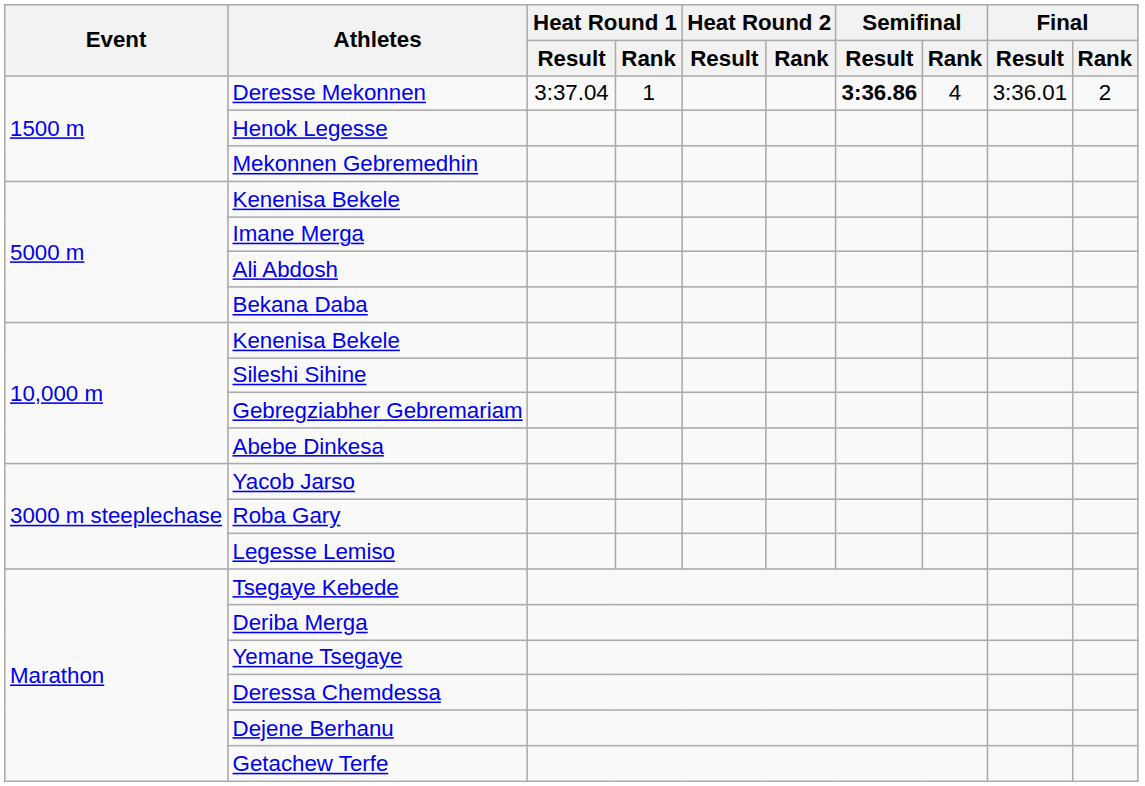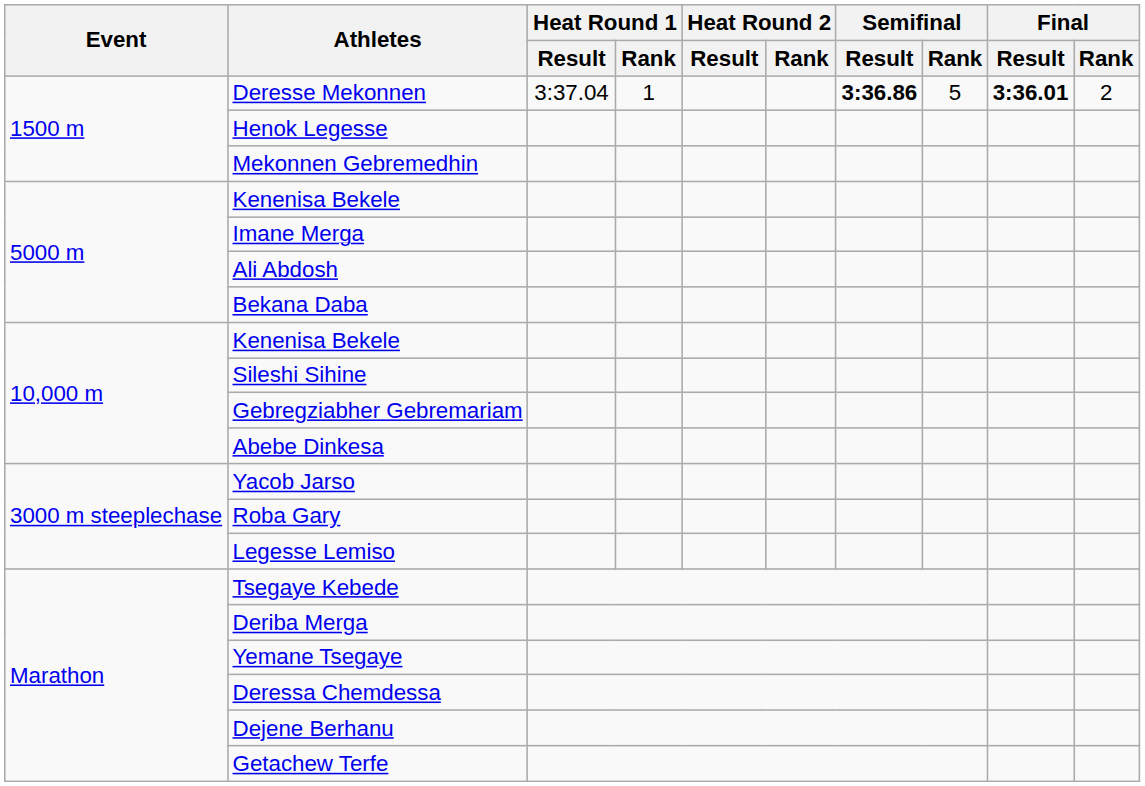(955, 93) 4 -> (955, 93) 5
(1030, 93) normal -> (1031, 93) bold
